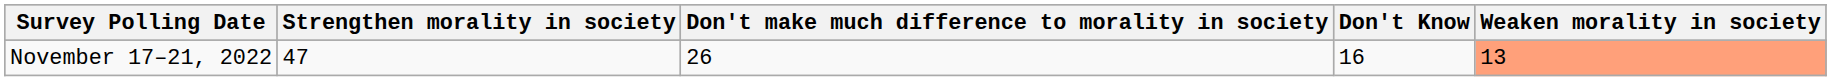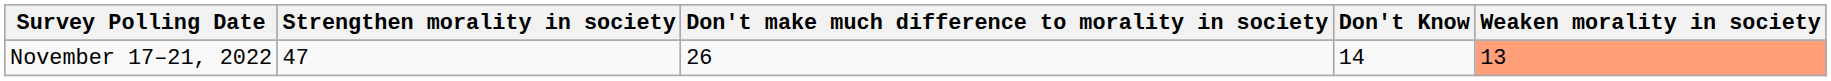(1352, 58) 16 -> (1352, 58) 14
